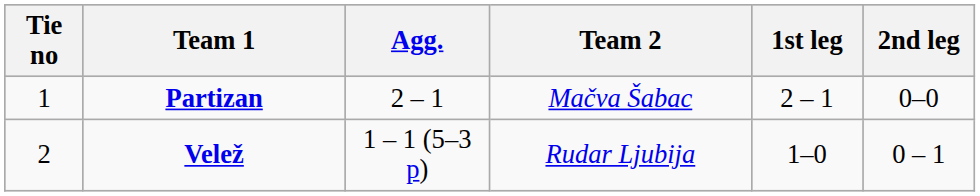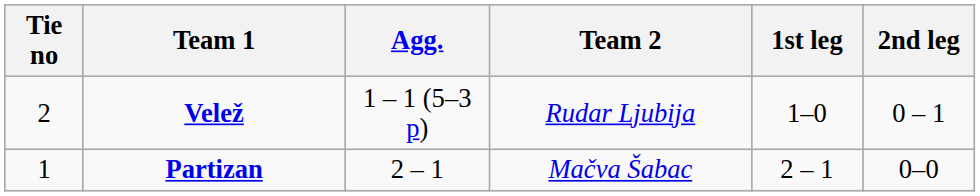rows swapped: (214, 97) <-> (214, 154)
